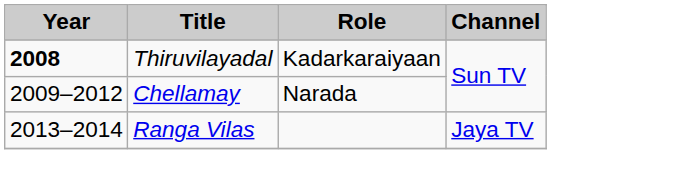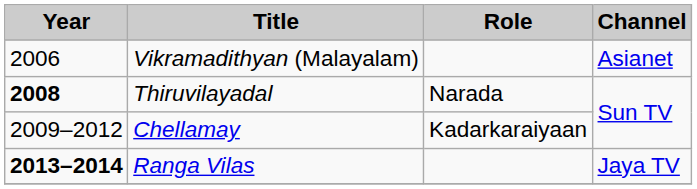+ row: (276, 58)
(362, 58) Kadarkaraiyaan -> (466, 93) Narada
(320, 93) Narada -> (508, 129) Kadarkaraiyaan
(66, 129) normal -> (66, 165) bold
